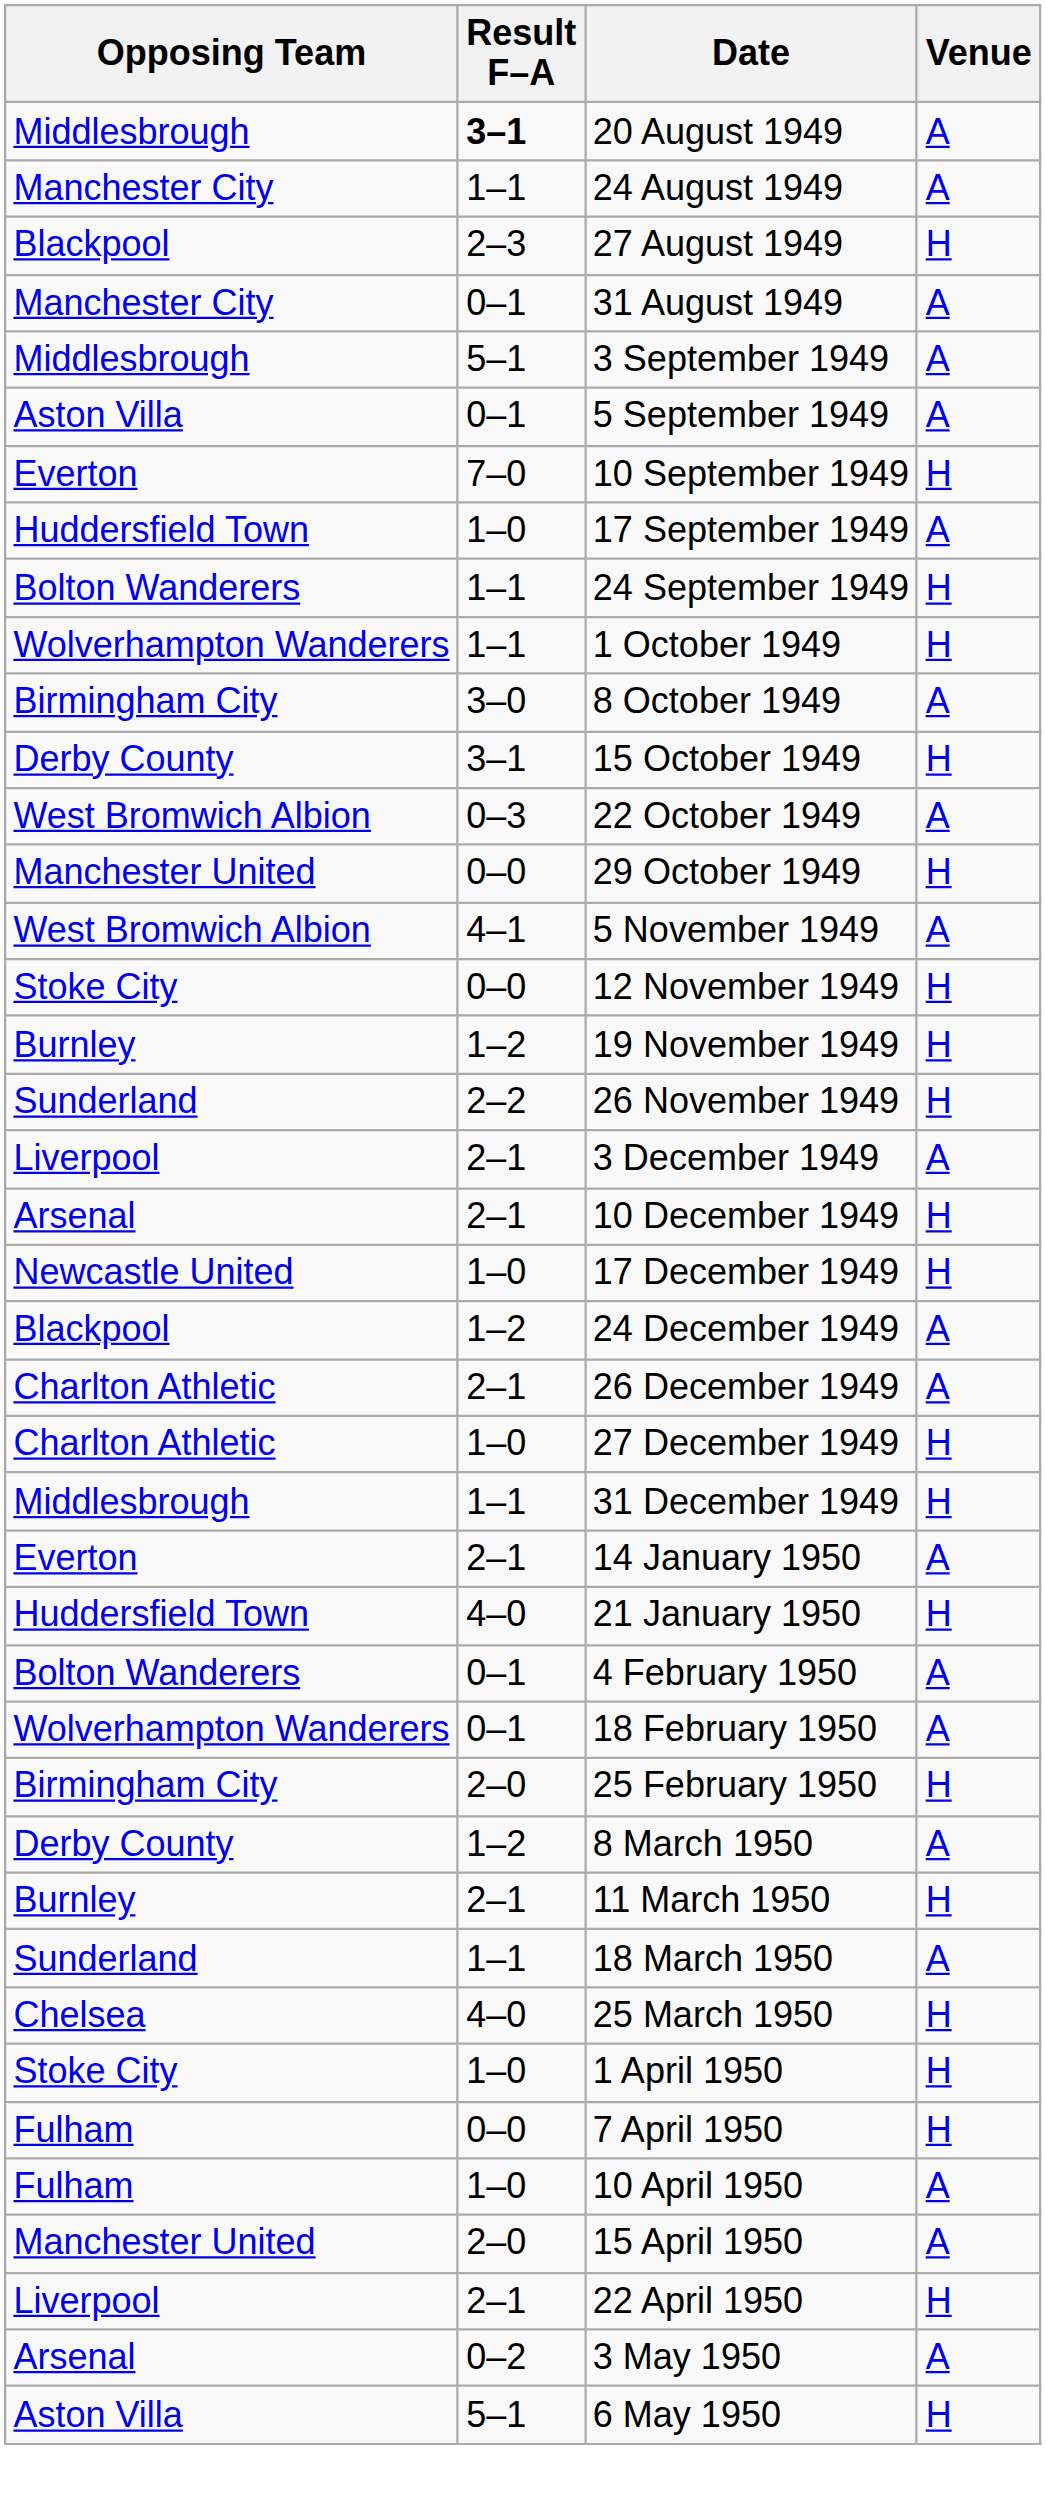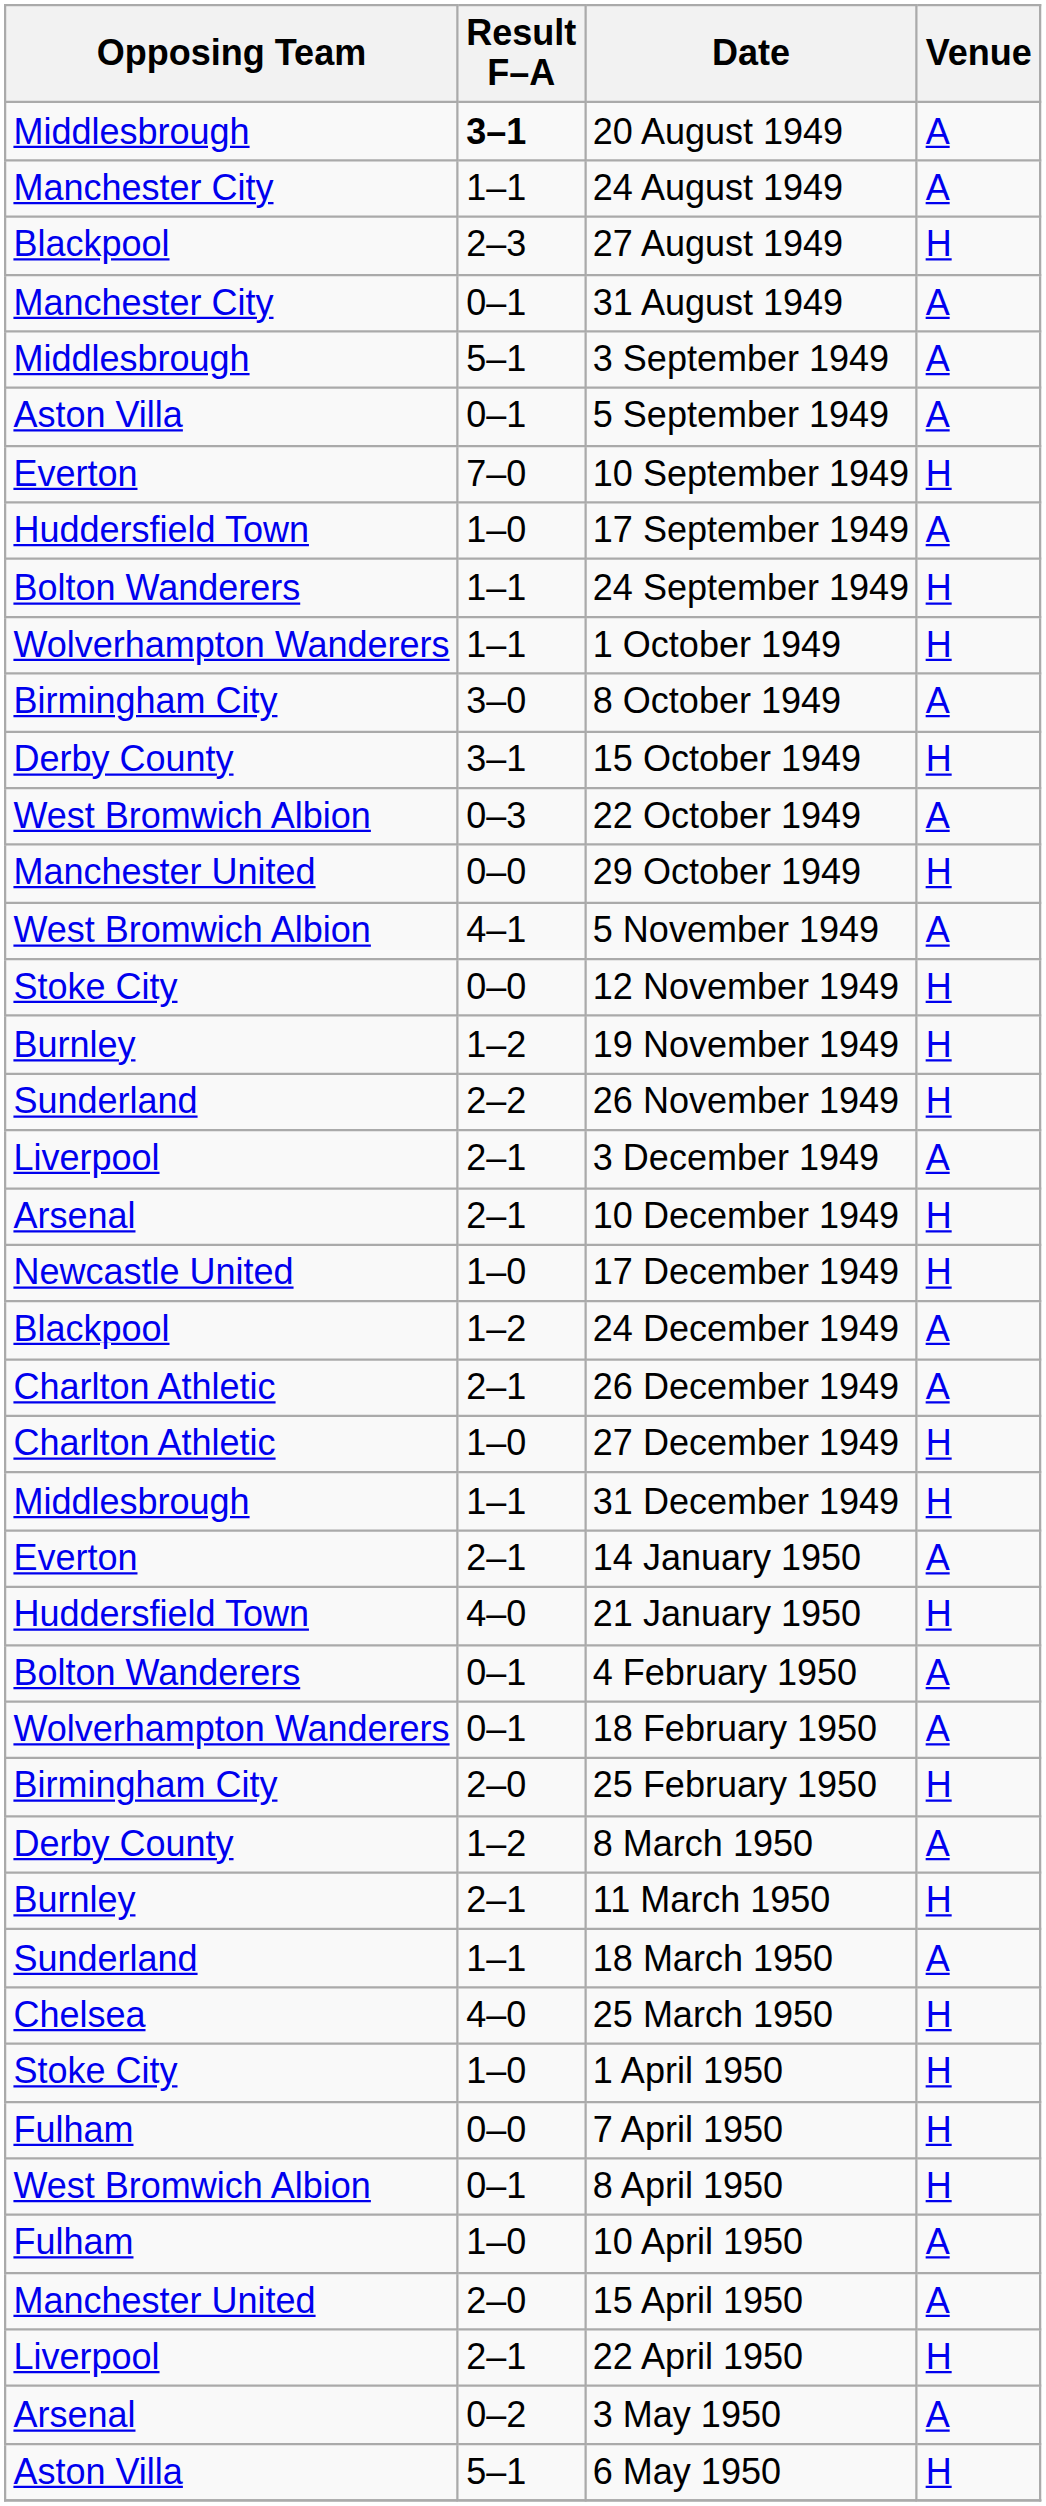+ row: (688, 2186)
